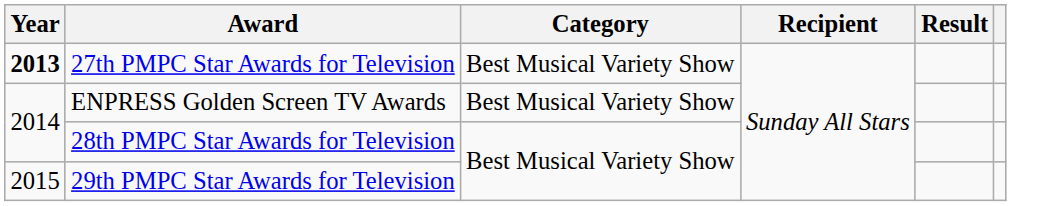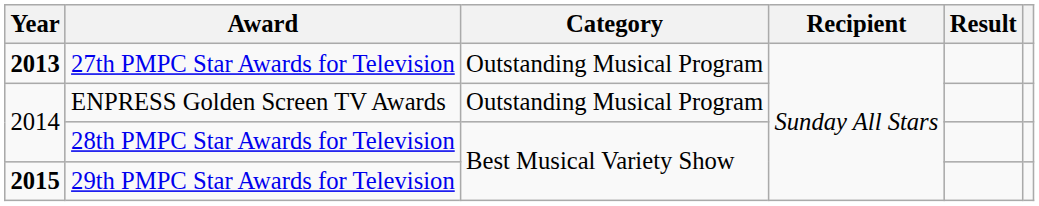(600, 63) Best Musical Variety Show -> (615, 63) Outstanding Musical Program
(600, 102) Best Musical Variety Show -> (615, 102) Outstanding Musical Program
(35, 180) normal -> (35, 180) bold
